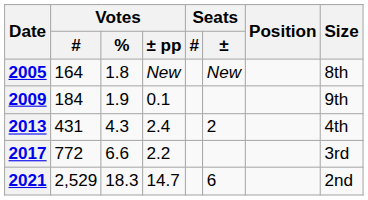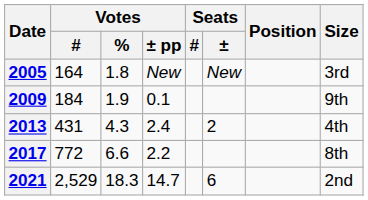(336, 72) 8th -> (337, 72) 3rd
(337, 153) 3rd -> (336, 153) 8th
